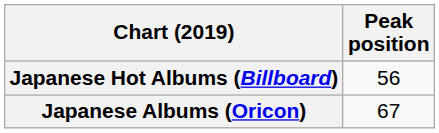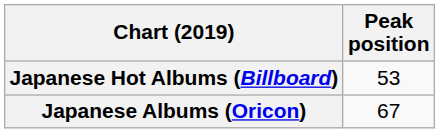(389, 77) 56 -> (389, 77) 53
